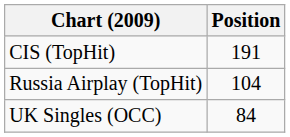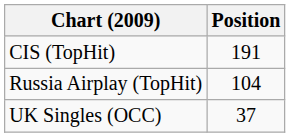(246, 115) 84 -> (246, 115) 37
